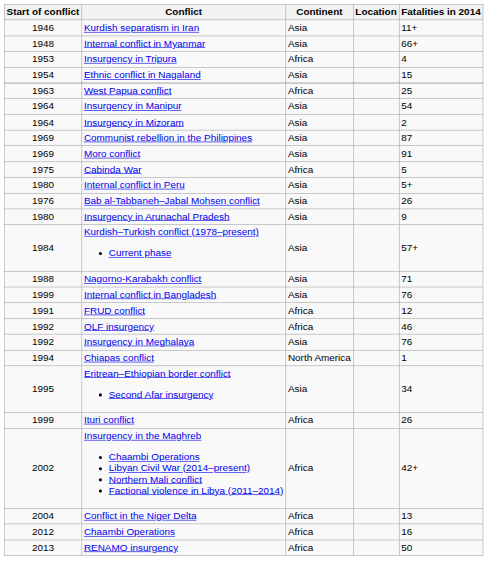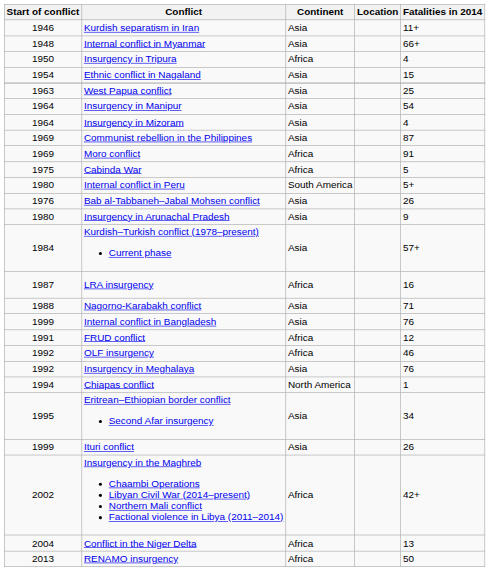(43, 59) 1953 -> (43, 59) 1950
(301, 91) Africa -> (298, 91) Asia
(404, 122) 2 -> (406, 122) 4
(298, 153) Asia -> (301, 153) Africa
(298, 185) Asia -> (320, 185) South America
+ row: (119, 284)
(301, 420) Africa -> (298, 447) Asia
- row: (129, 532)
